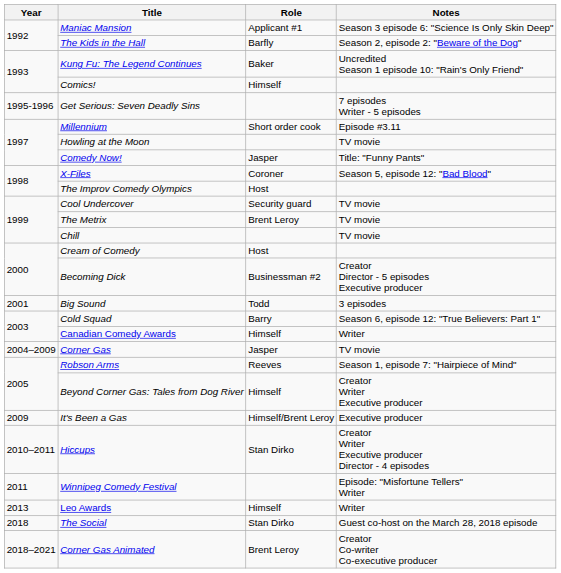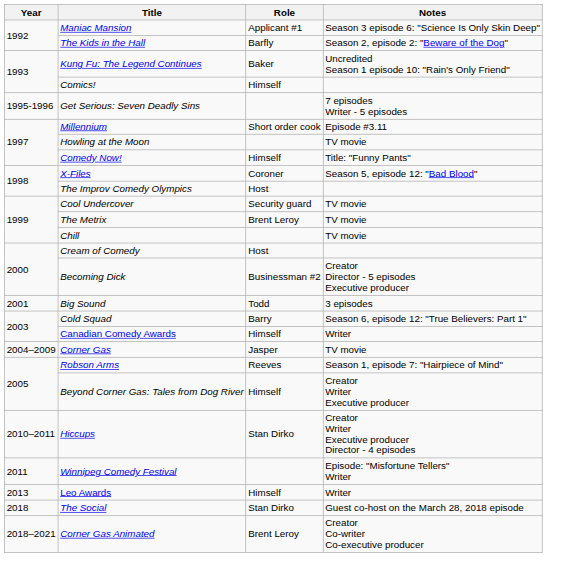(263, 158) Jasper -> (265, 158) Himself
- row: (94, 418)
